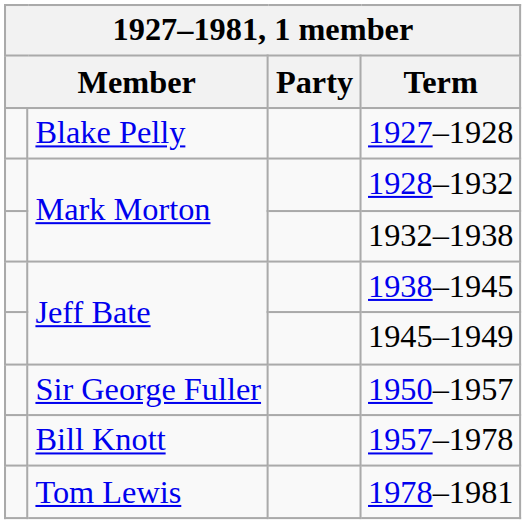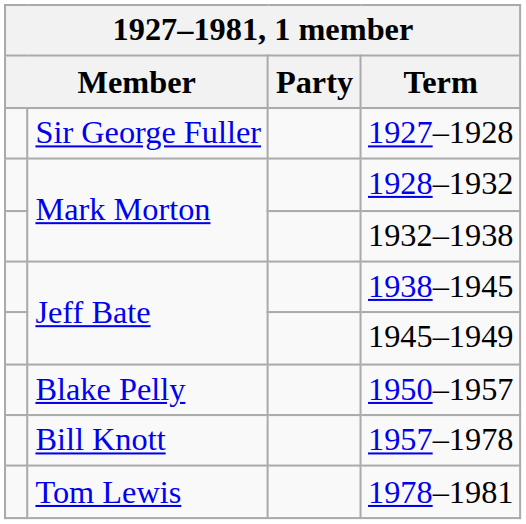(110, 132) Blake Pelly -> (148, 132) Sir George Fuller
(148, 388) Sir George Fuller -> (110, 388) Blake Pelly
